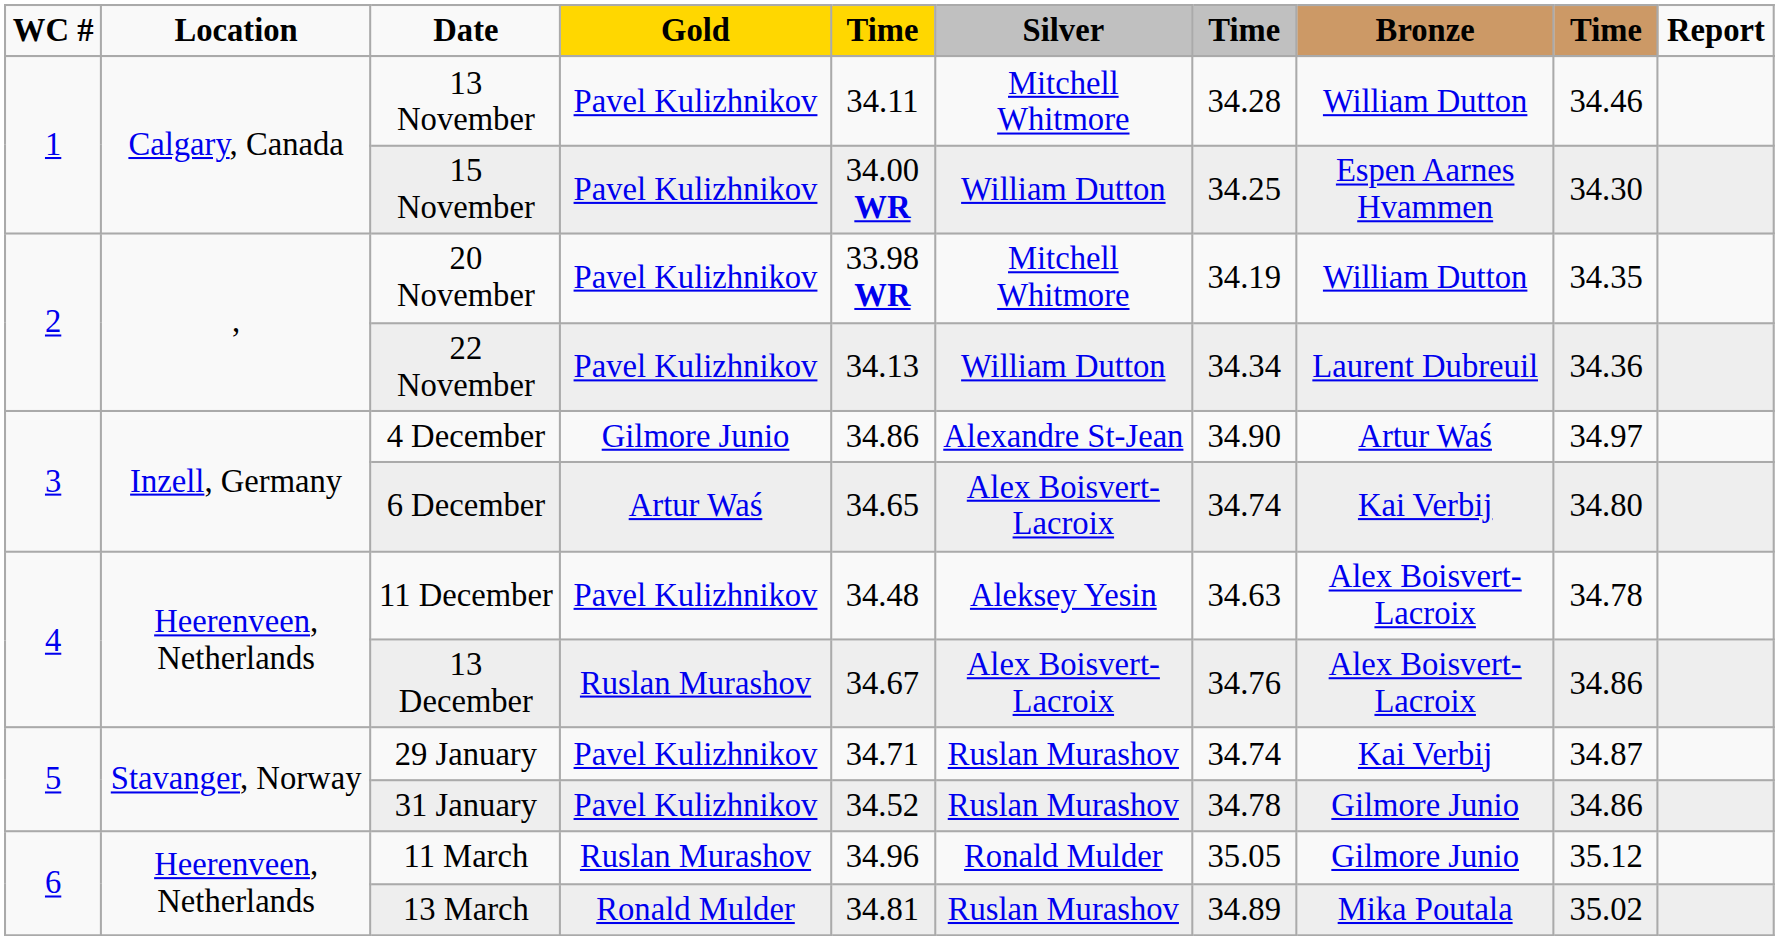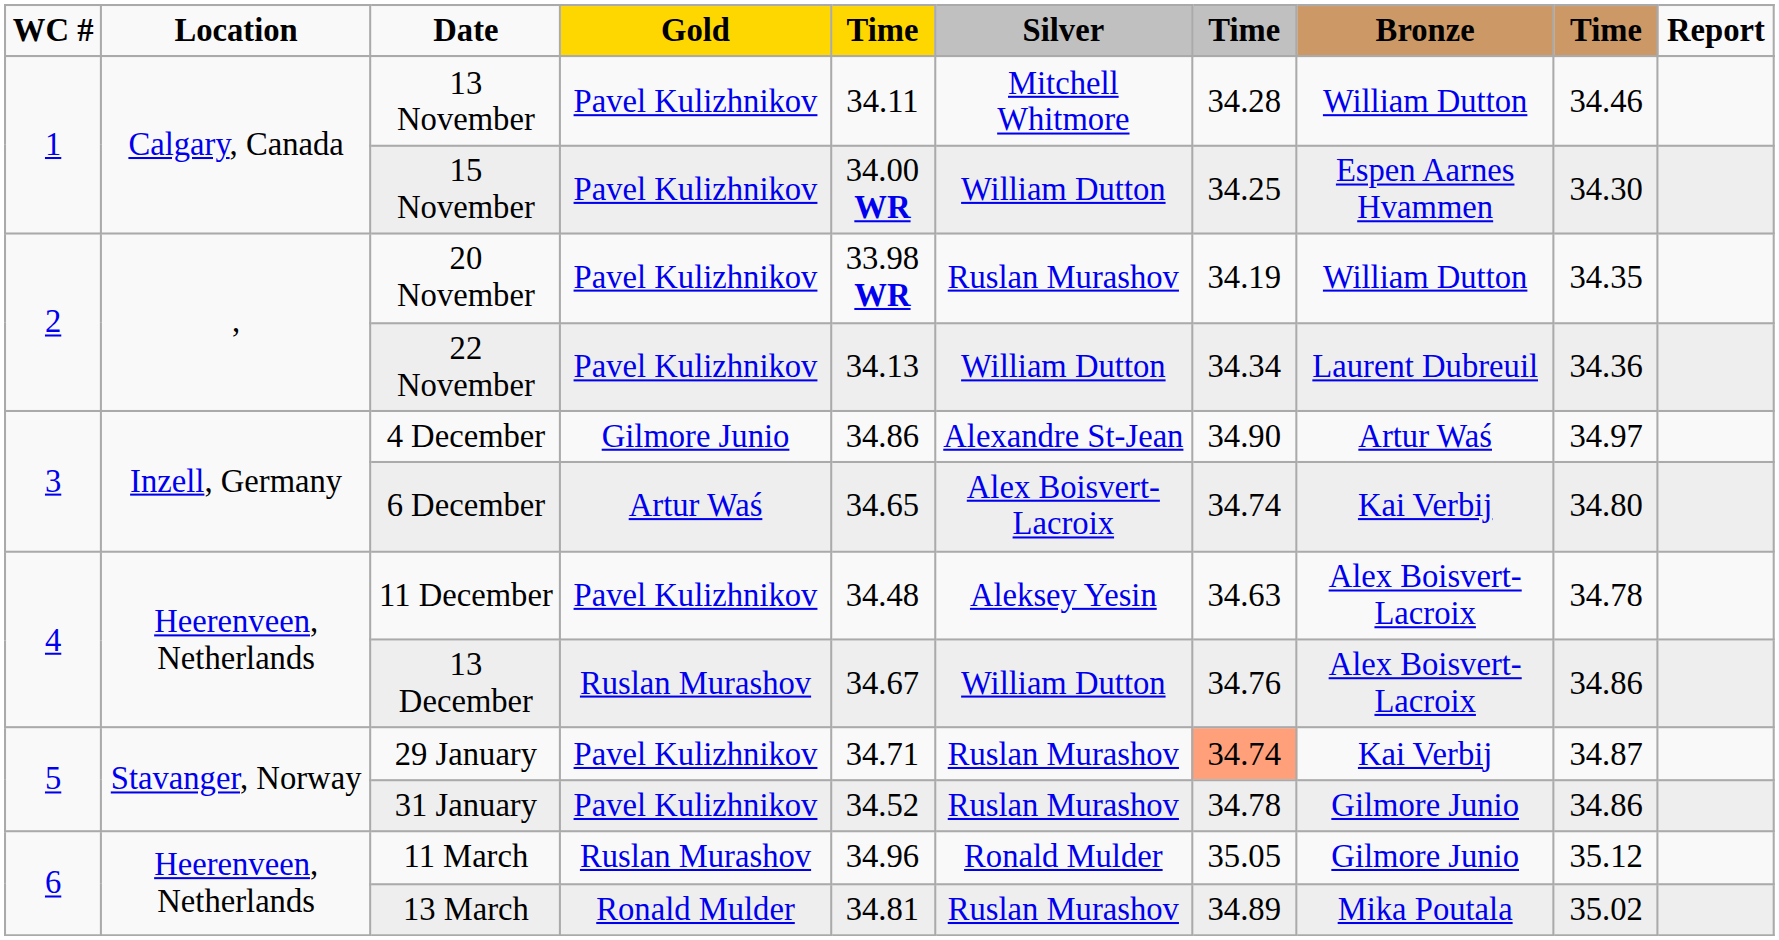(1063, 277) Mitchell Whitmore -> (1063, 277) Ruslan Murashov
(1063, 683) Alex Boisvert-Lacroix -> (1063, 683) William Dutton
(1244, 753) no background -> (1244, 753) lightsalmon background
